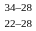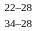rows swapped: (18, 23) <-> (18, 8)
